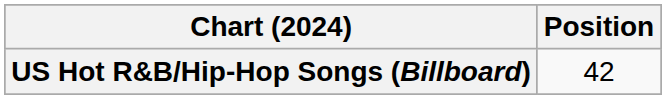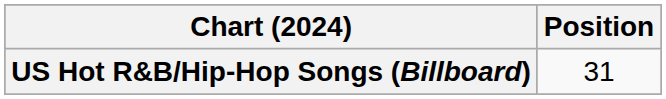(599, 71) 42 -> (599, 71) 31
